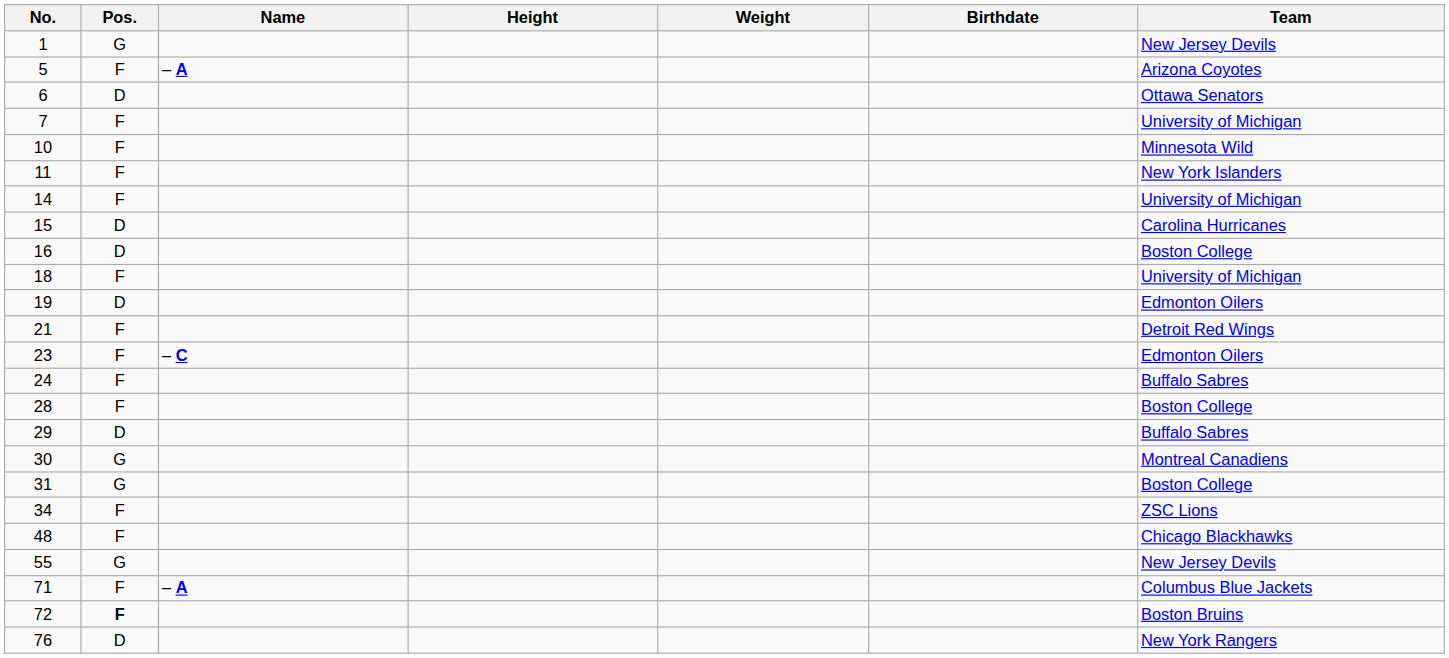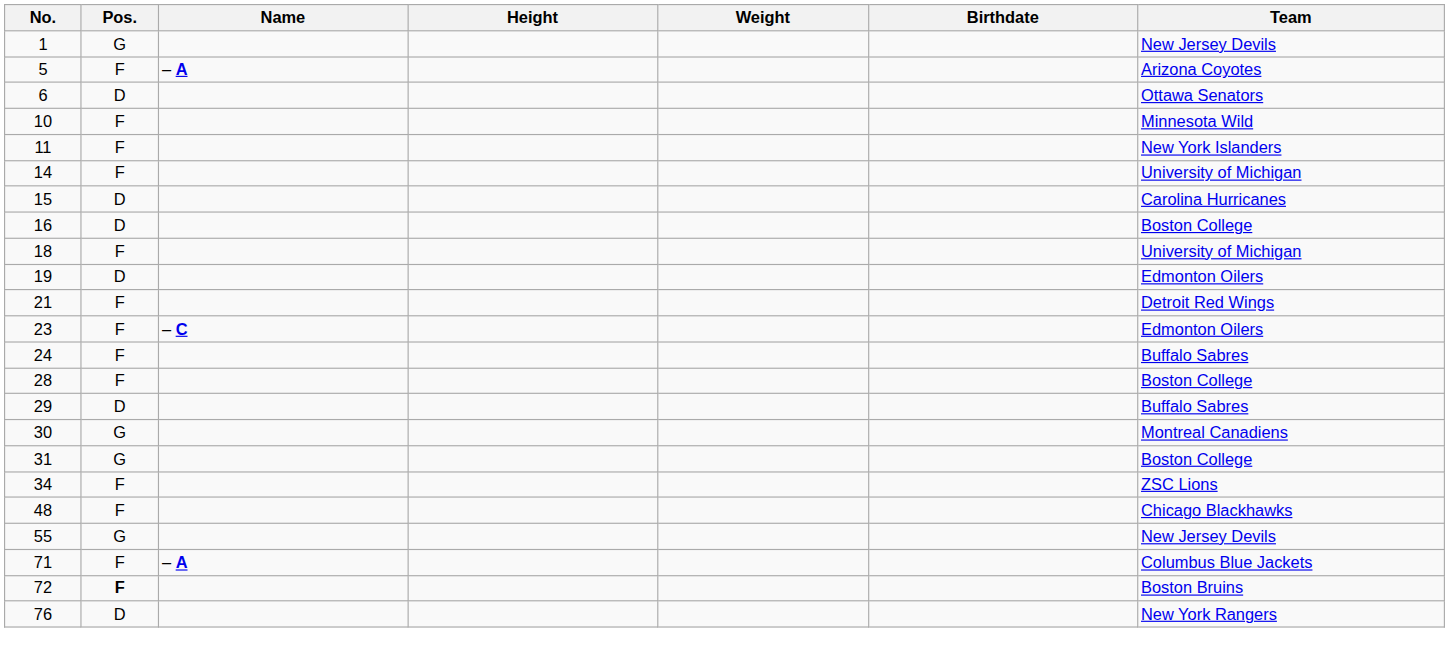- row: (43, 122)
